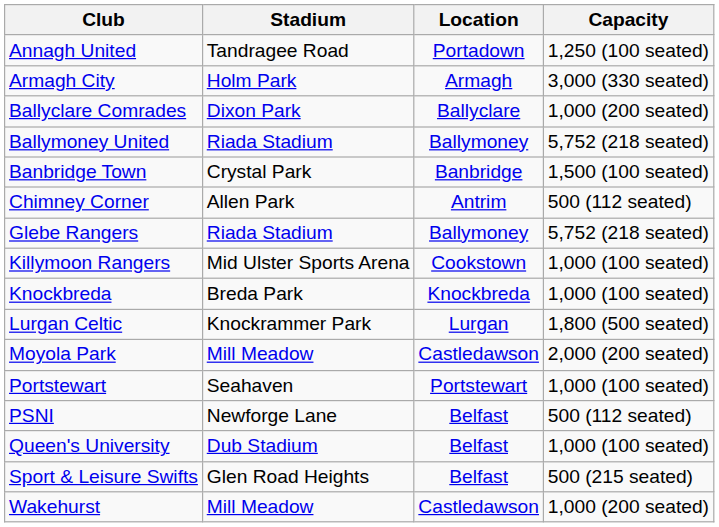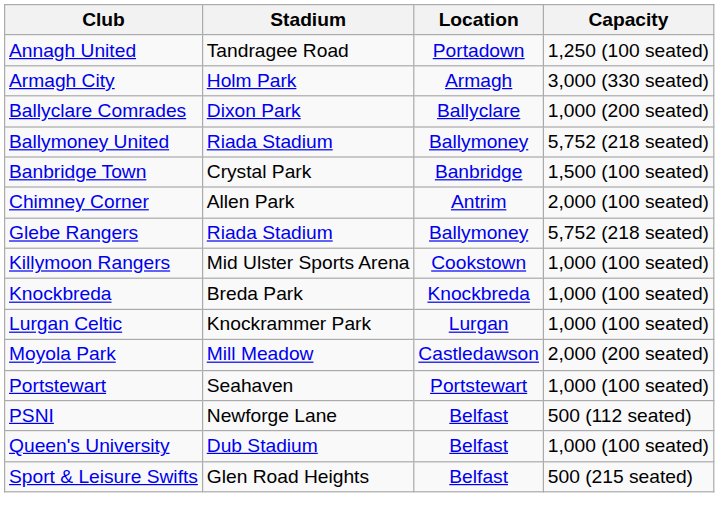(620, 202) 500 (112 seated) -> (628, 202) 2,000 (100 seated)
(628, 324) 1,800 (500 seated) -> (628, 324) 1,000 (100 seated)
- row: (55, 506)
